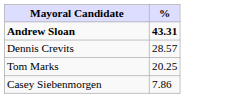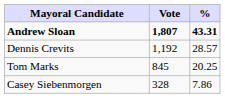+ column: (170, 13)
